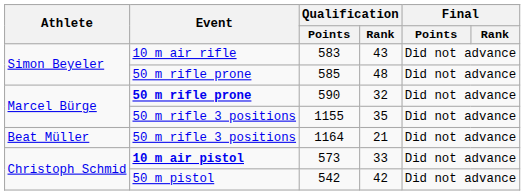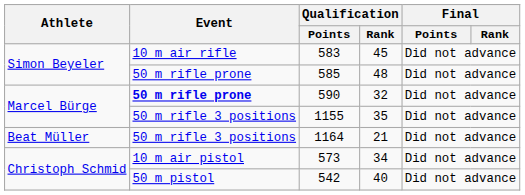(380, 54) 43 -> (380, 54) 45
(188, 158) bold -> (188, 158) normal
(380, 158) 33 -> (380, 158) 34
(380, 179) 42 -> (380, 179) 40
